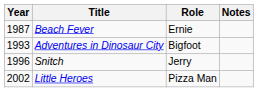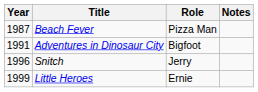(180, 29) Ernie -> (193, 29) Pizza Man
(18, 45) 1993 -> (18, 45) 1991
(18, 78) 2002 -> (18, 78) 1999
(193, 78) Pizza Man -> (180, 78) Ernie
